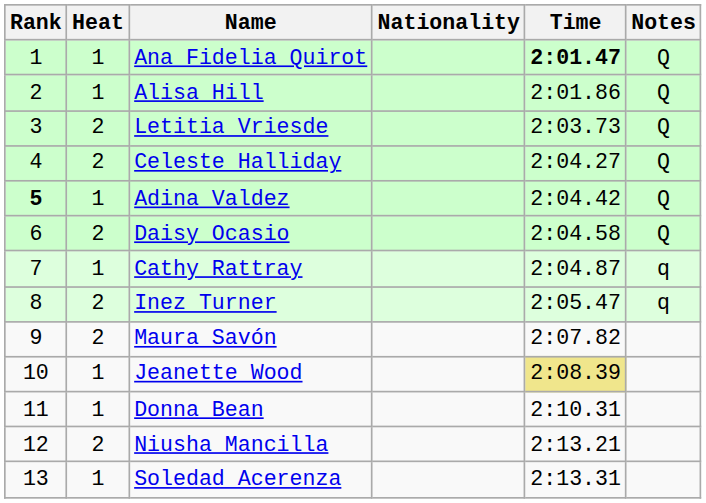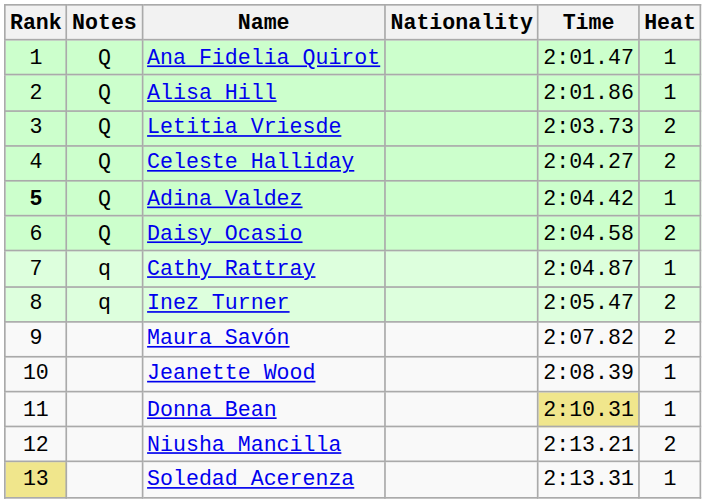columns swapped: (98, 22) <-> (664, 22)
(576, 58) bold -> (589, 58) normal
(576, 374) khaki background -> (589, 374) no background
(576, 409) no background -> (589, 409) khaki background
(36, 480) no background -> (36, 480) khaki background
